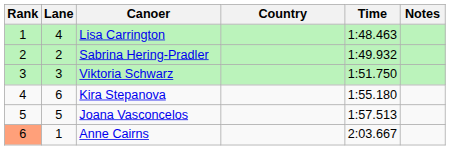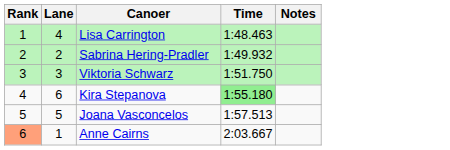- column: (283, 14)
(372, 94) no background -> (248, 94) lightgreen background
